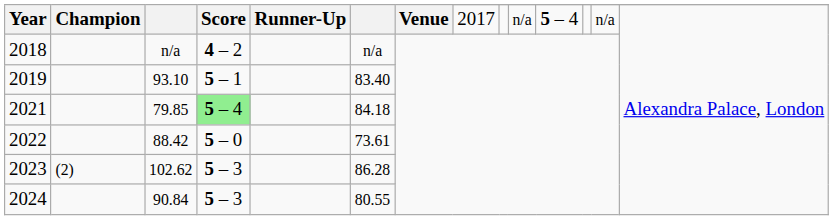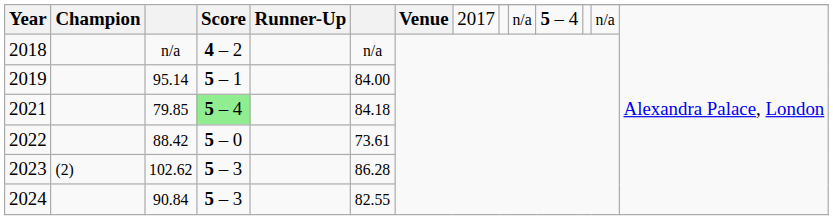(171, 80) 93.10 -> (171, 80) 95.14
(373, 80) 83.40 -> (373, 80) 84.00
(373, 200) 80.55 -> (373, 200) 82.55
